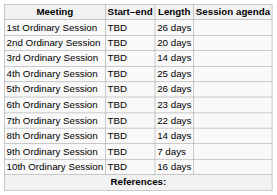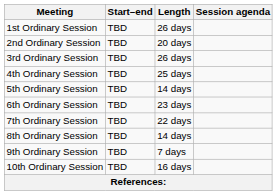(174, 58) 14 days -> (174, 58) 26 days
(174, 89) 26 days -> (174, 89) 14 days
